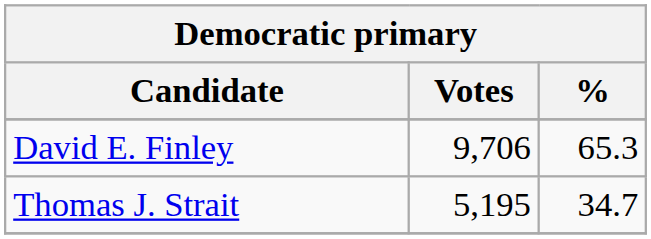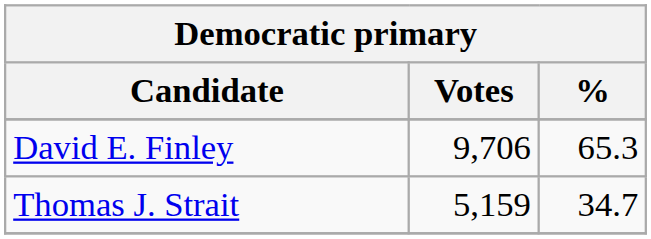(492, 205) 5,195 -> (492, 205) 5,159
